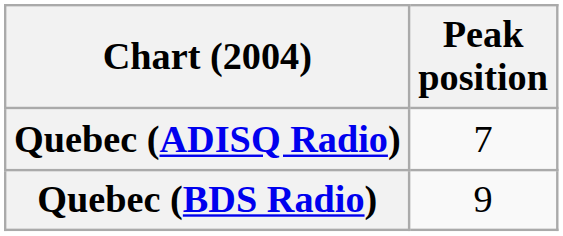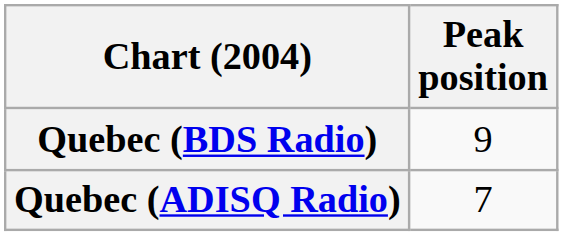rows swapped: (207, 138) <-> (207, 199)
